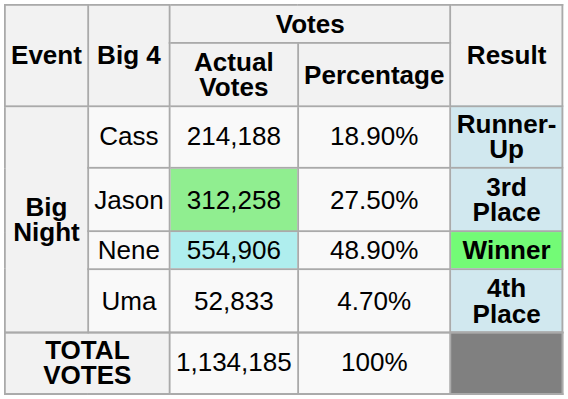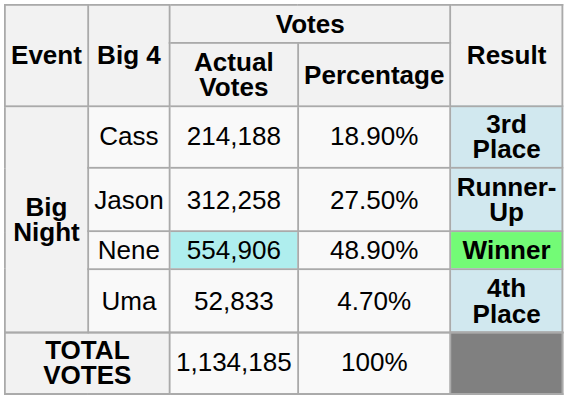(507, 137) Runner-Up -> (507, 137) 3rd Place
(234, 200) lightgreen background -> (234, 200) no background
(507, 200) 3rd Place -> (507, 200) Runner-Up
